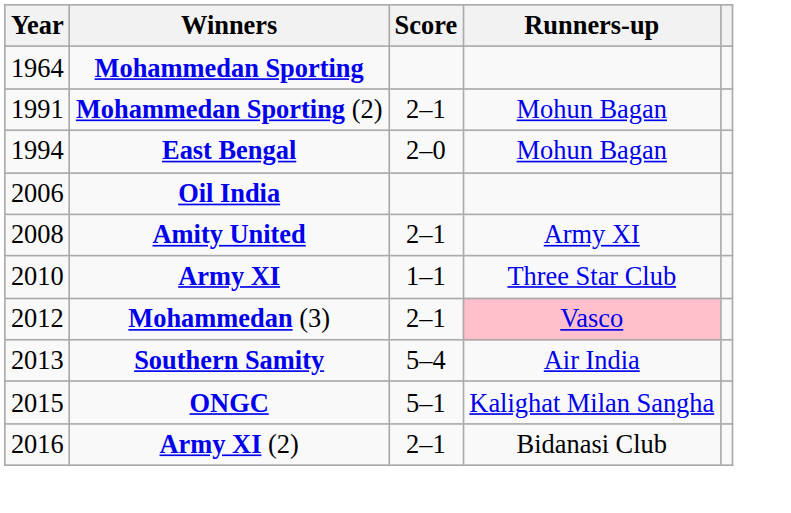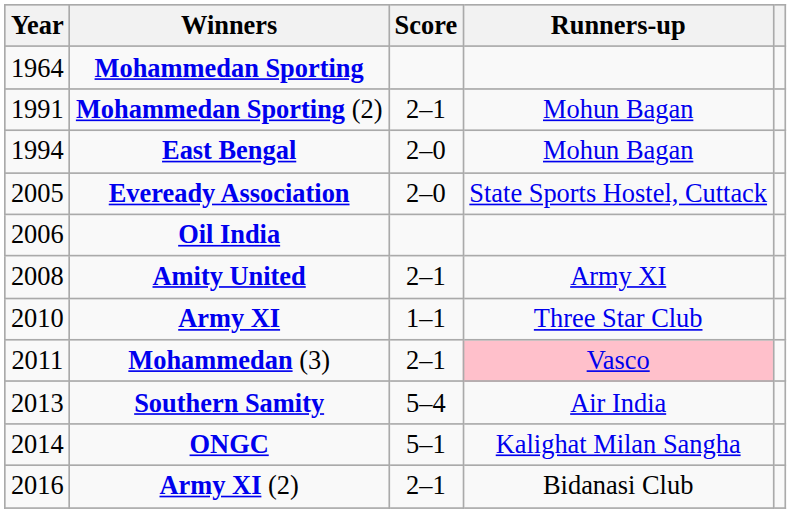+ row: (229, 192)
(37, 318) 2012 -> (37, 360) 2011
(37, 402) 2015 -> (37, 444) 2014
